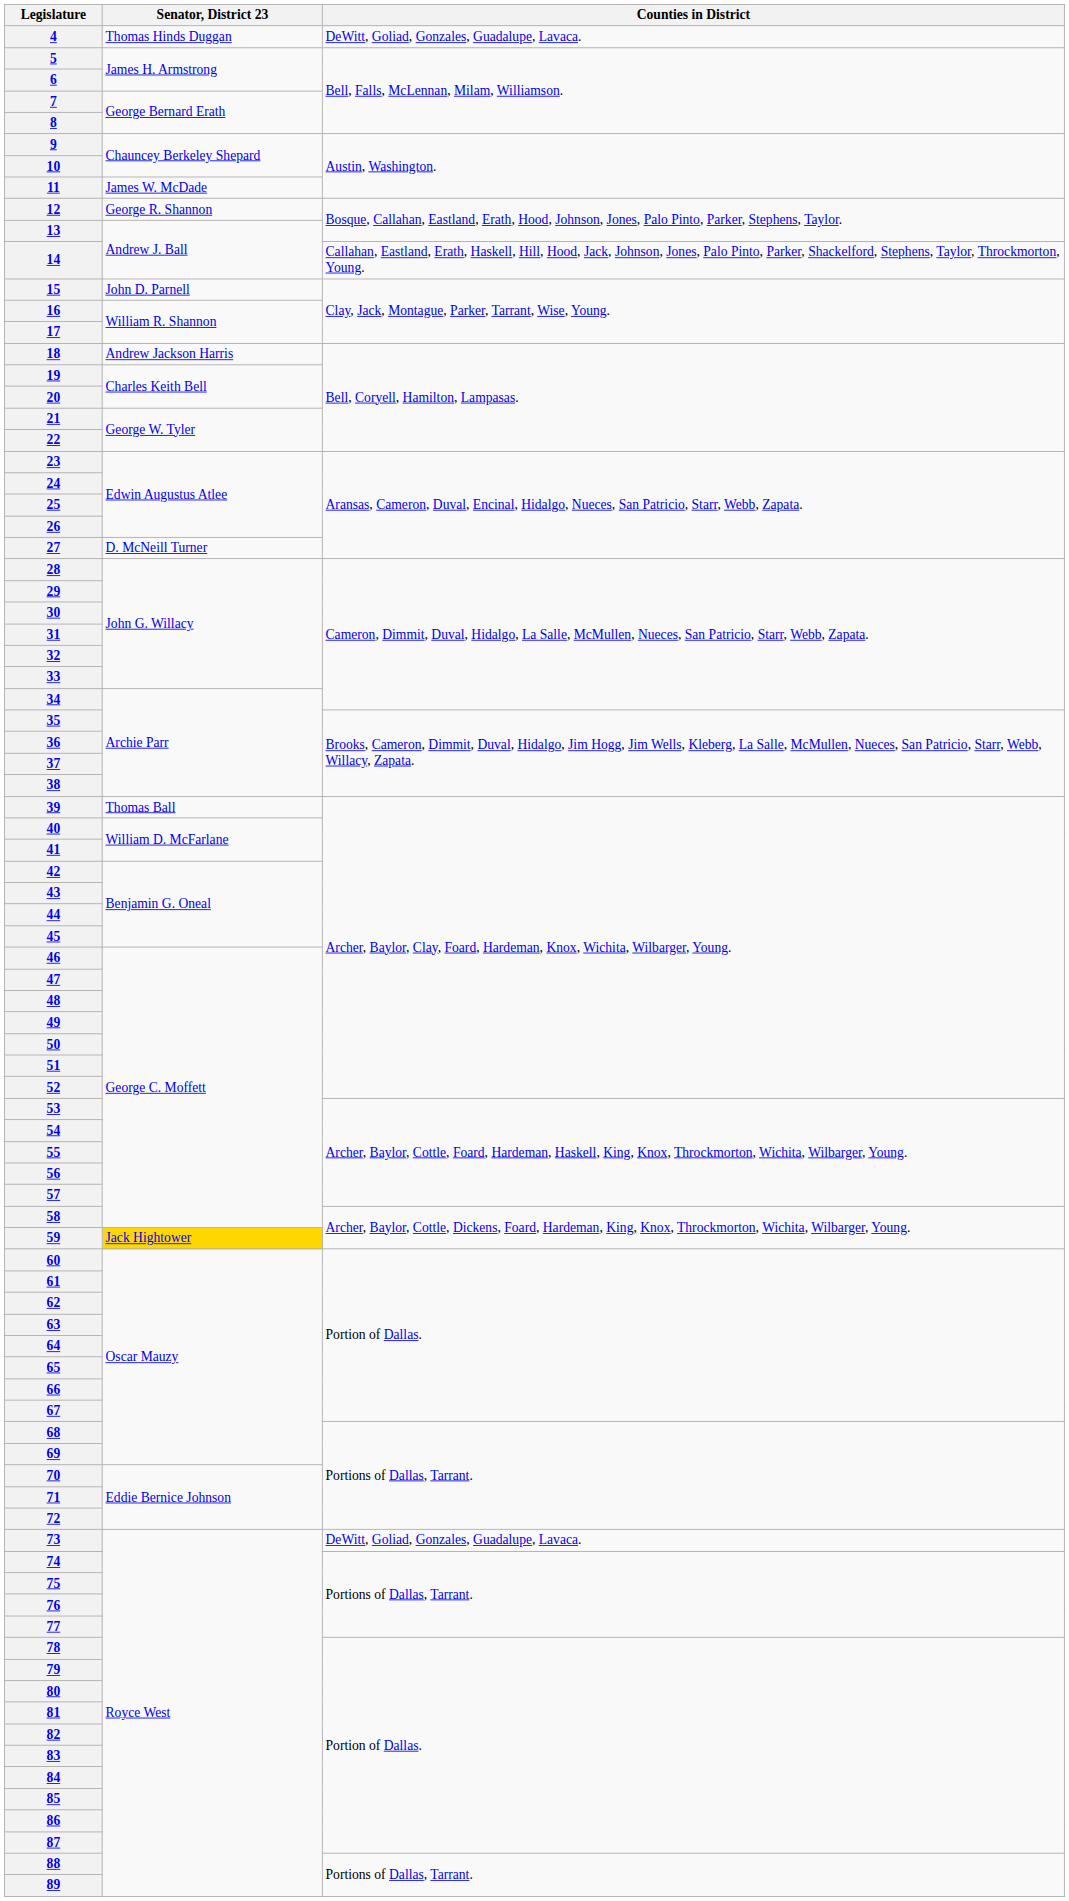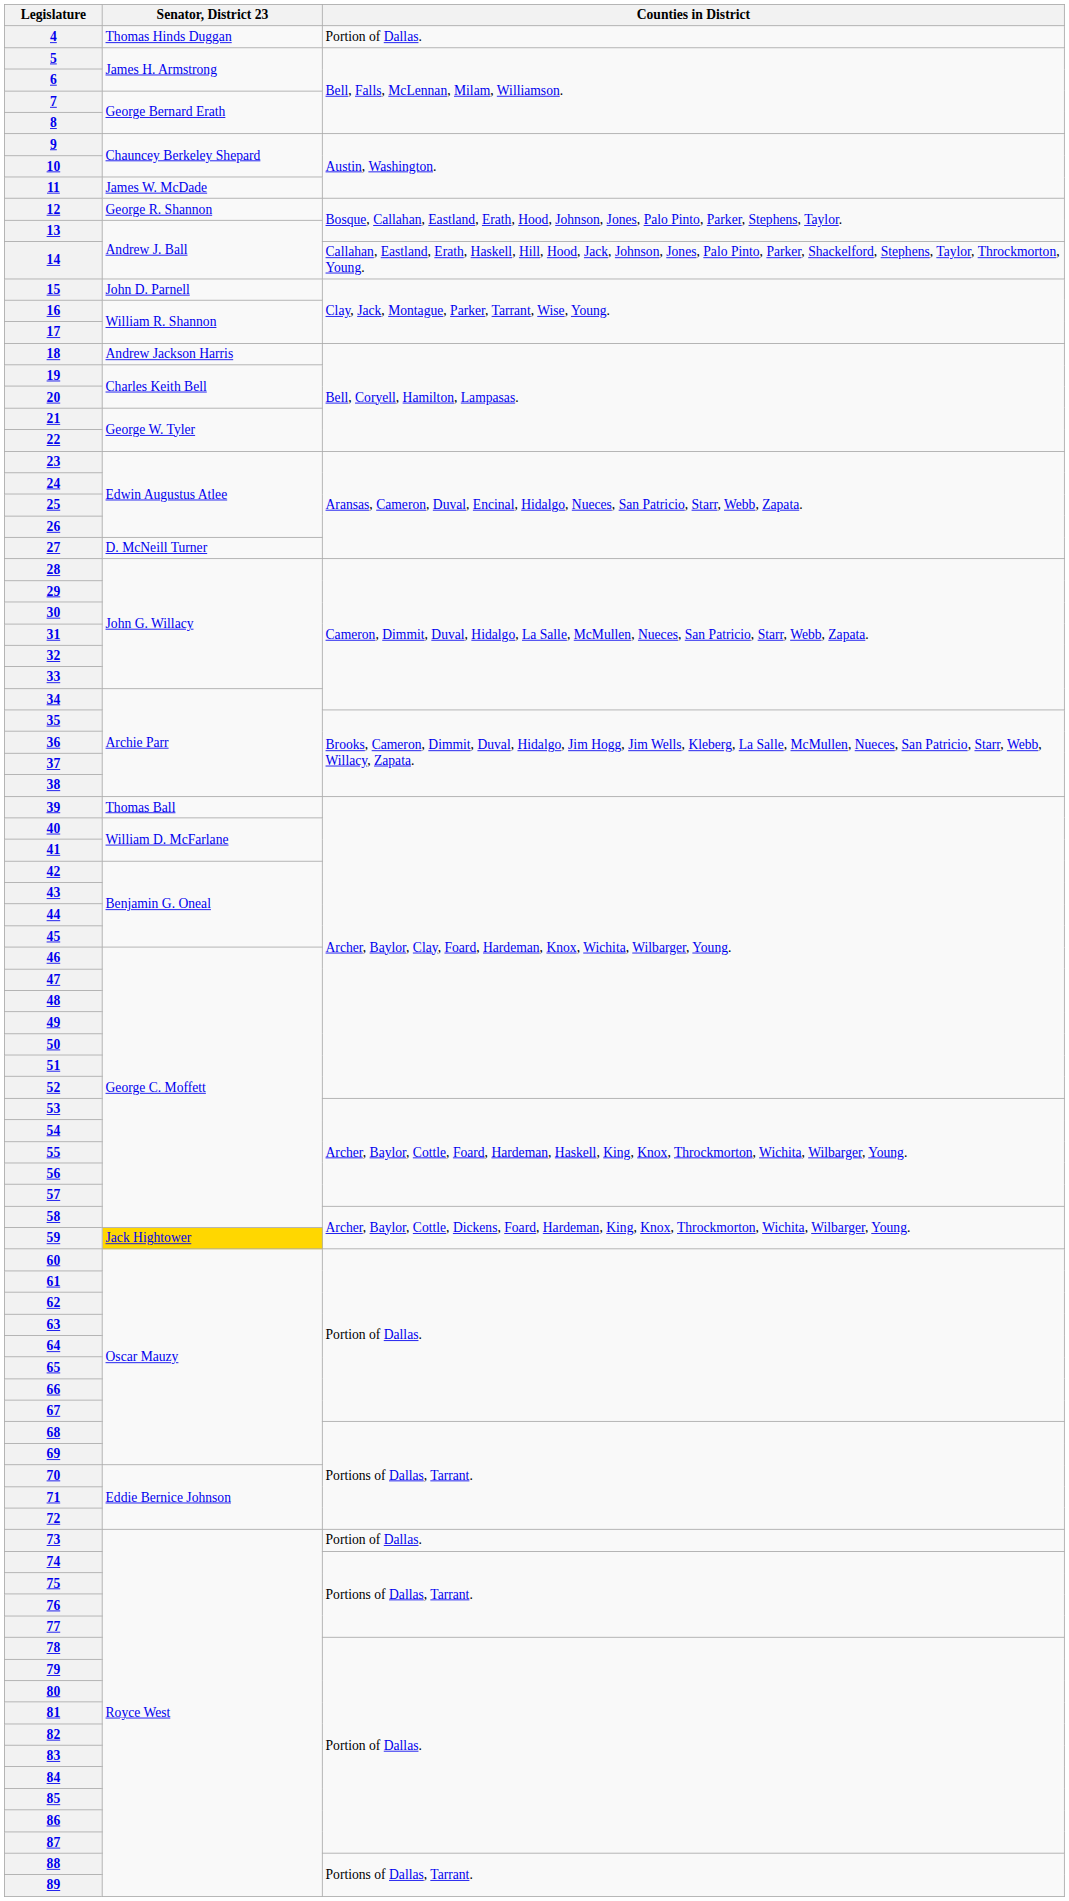(453, 36) DeWitt, Goliad, Gonzales, Guadalupe, Lavaca. -> (374, 36) Portion of Dallas.
(453, 1540) DeWitt, Goliad, Gonzales, Guadalupe, Lavaca. -> (374, 1540) Portion of Dallas.
